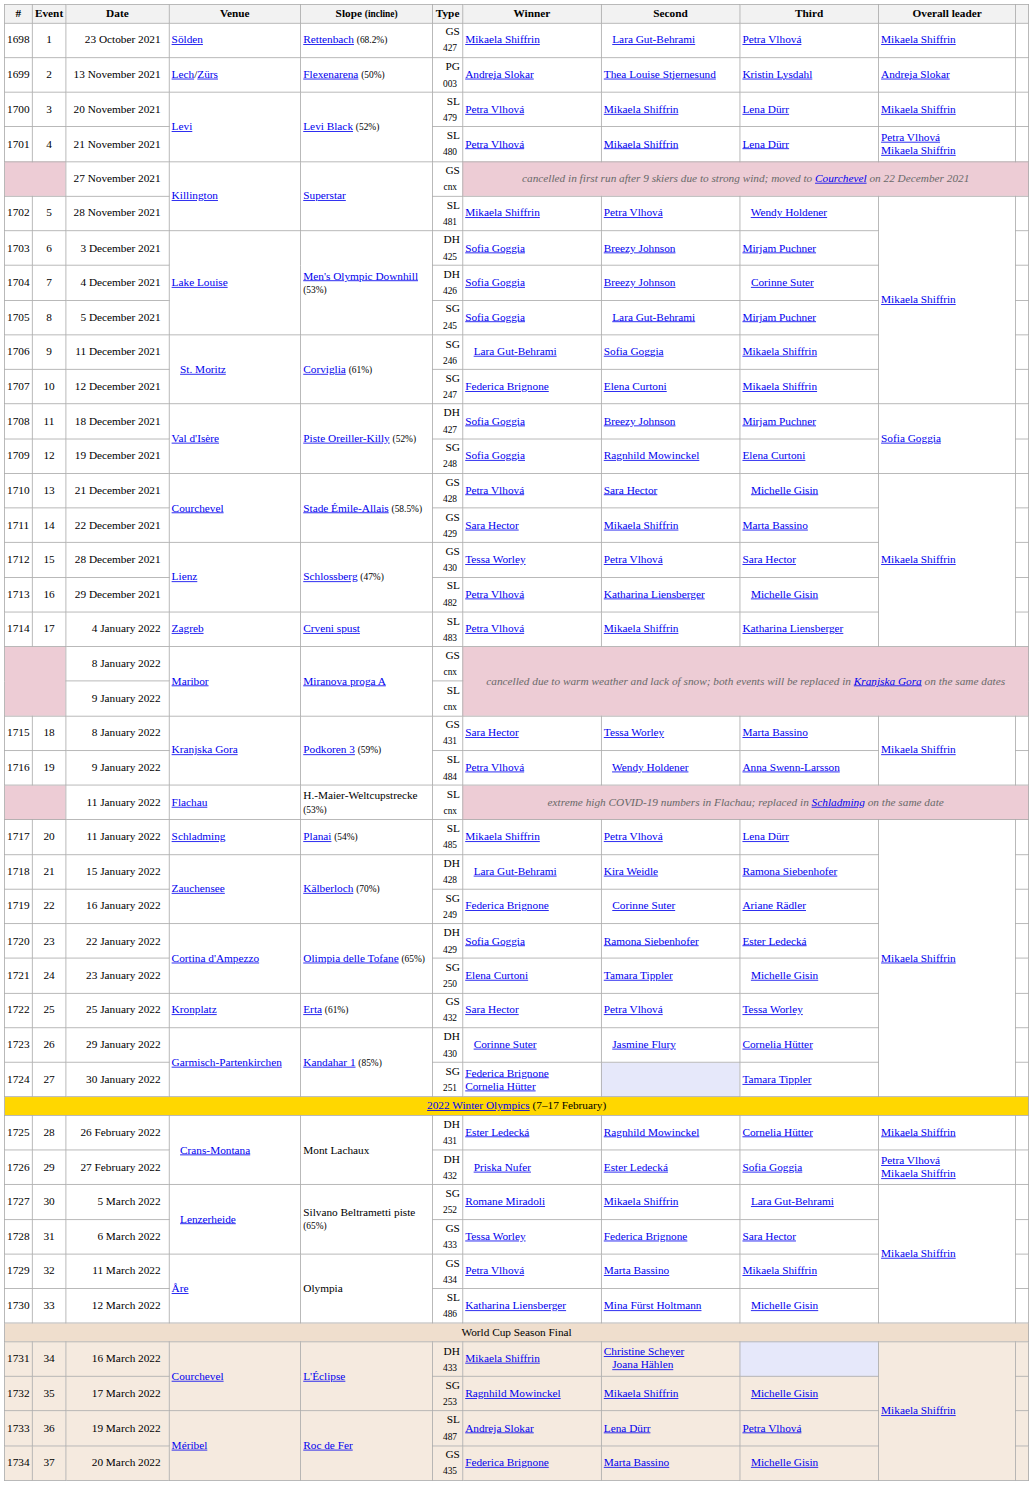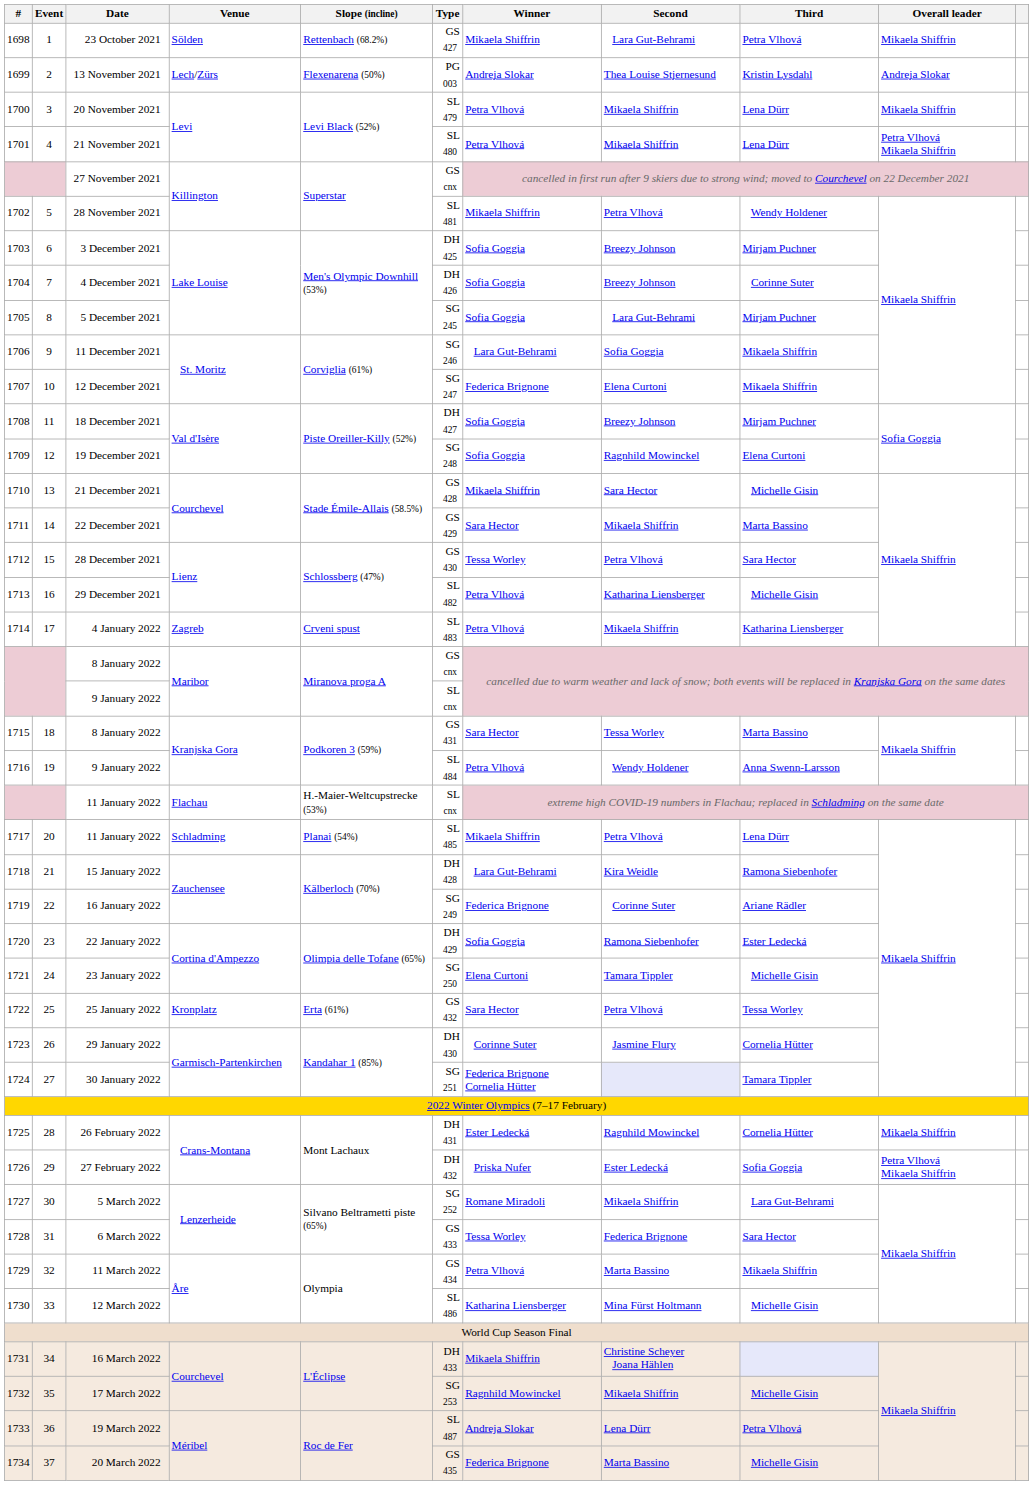(495, 490) Petra Vlhová -> (503, 490) Mikaela Shiffrin
